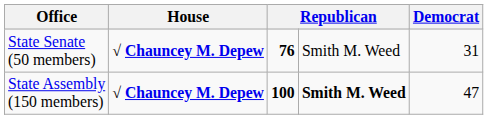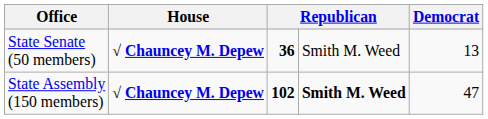(287, 50) 76 -> (287, 50) 36
(471, 50) 31 -> (471, 50) 13
(283, 93) 100 -> (283, 93) 102
